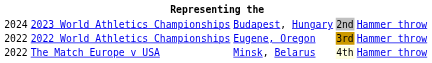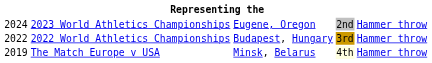(283, 24) Budapest, Hungary -> (274, 24) Eugene, Oregon
(274, 38) Eugene, Oregon -> (283, 38) Budapest, Hungary
(16, 53) 2022 -> (16, 53) 2019
